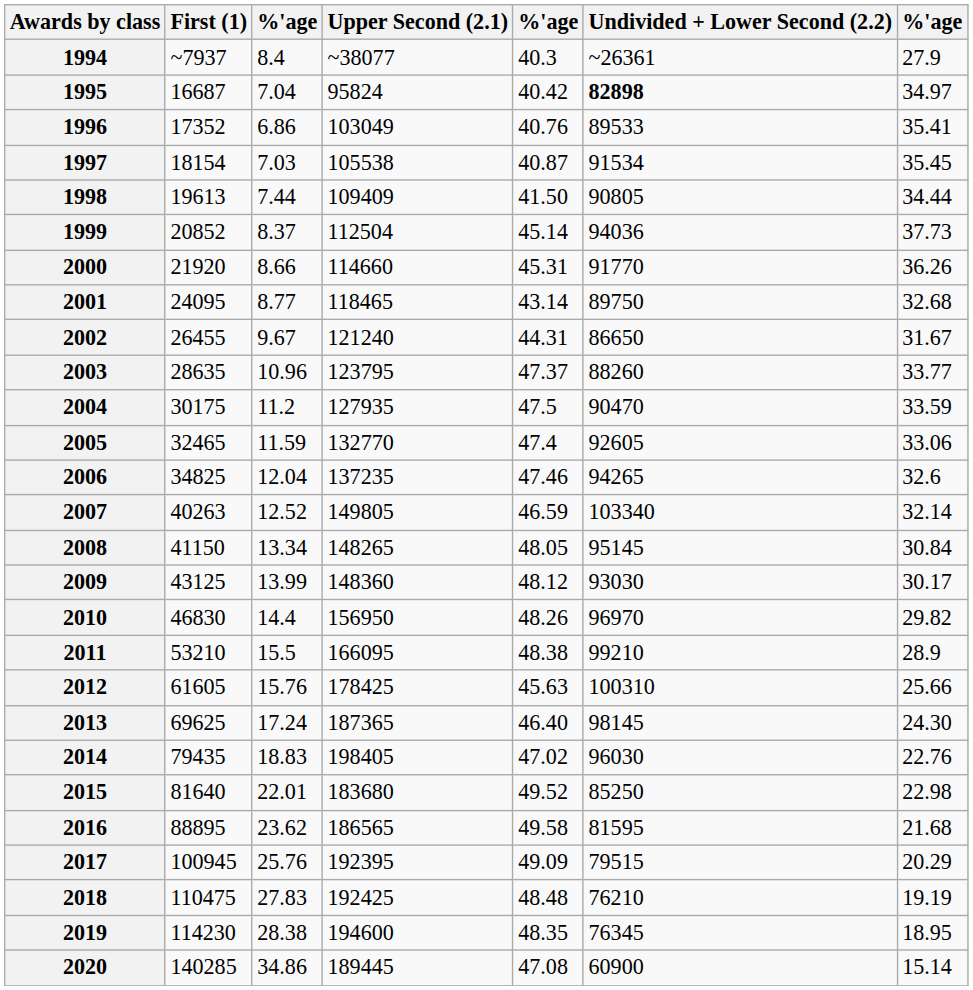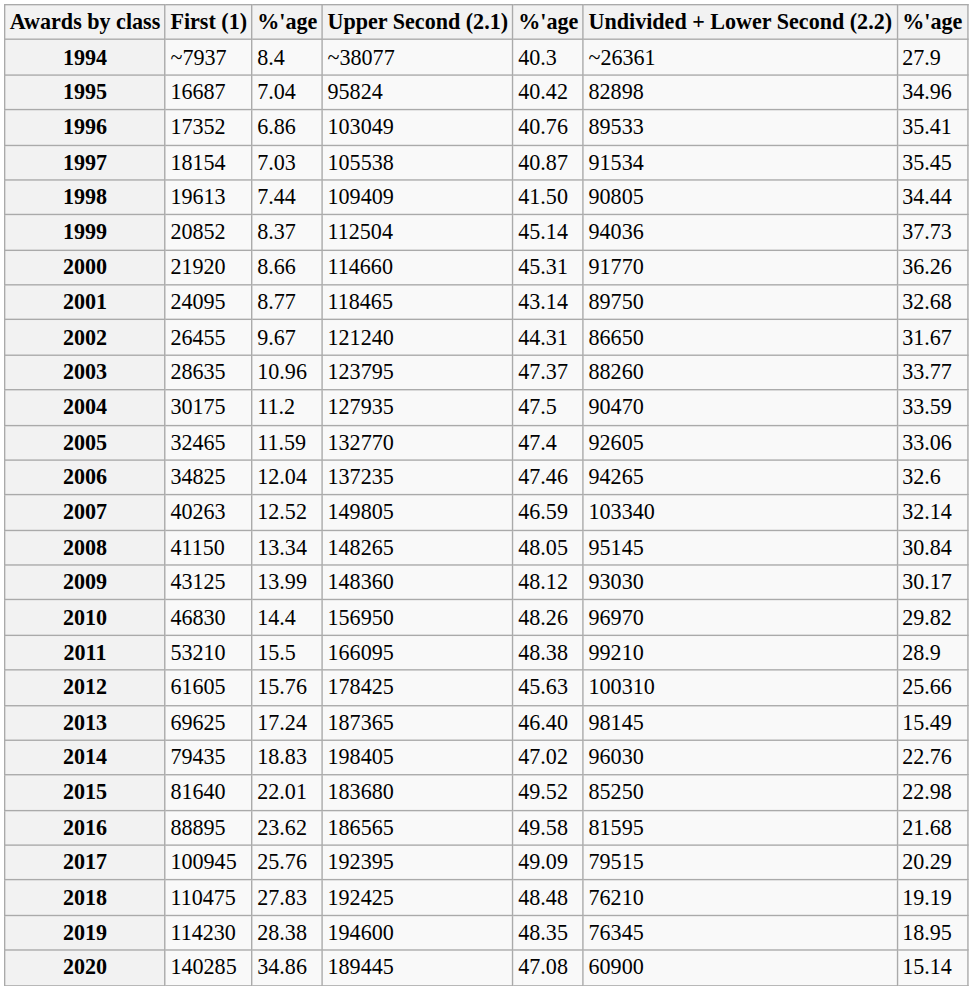(616, 92) bold -> (616, 92) normal
(927, 92) 34.97 -> (927, 92) 34.96
(927, 722) 24.30 -> (927, 722) 15.49
